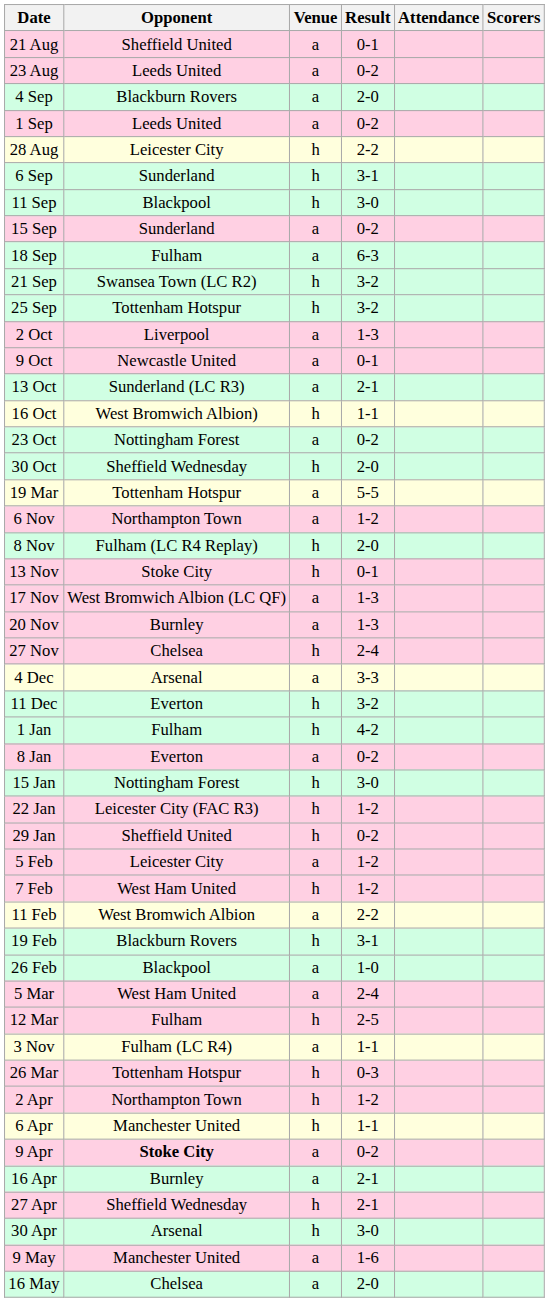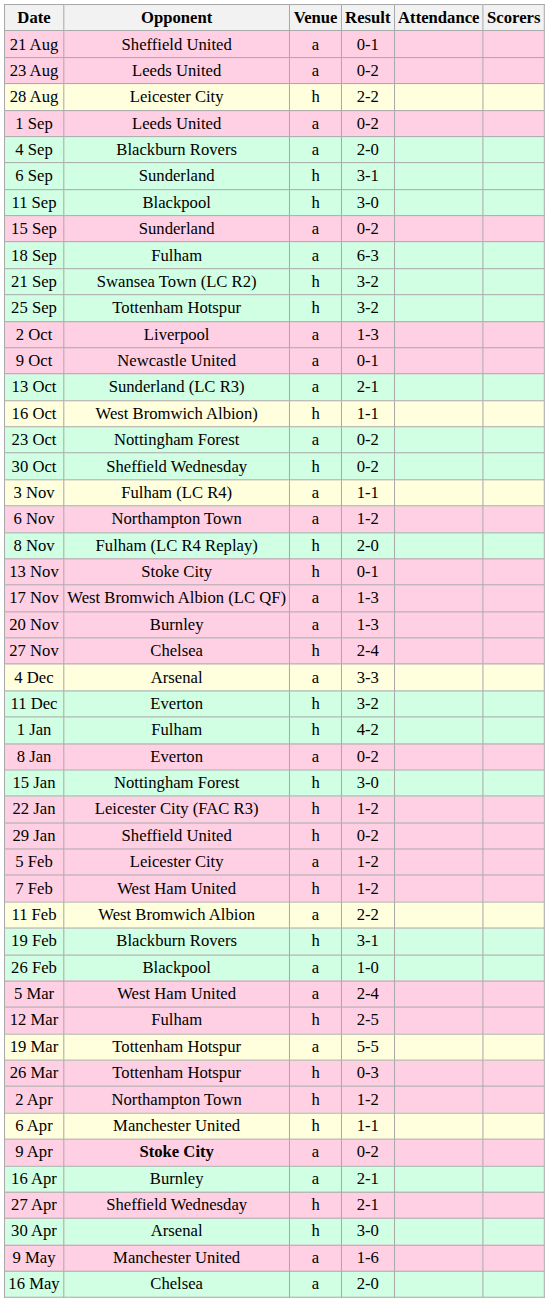rows swapped: (34, 149) <-> (34, 96)
(368, 466) 2-0 -> (368, 466) 0-2
rows swapped: (34, 1046) <-> (34, 492)
